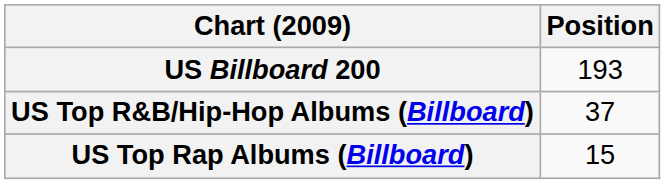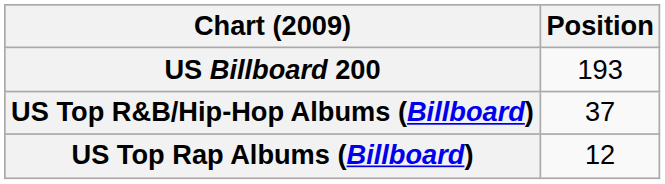(600, 155) 15 -> (600, 155) 12
